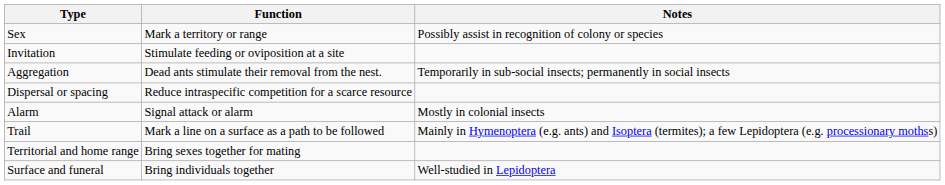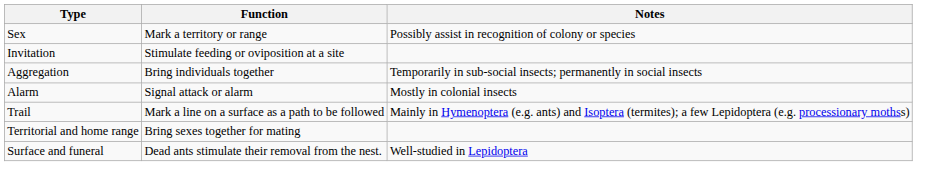(263, 72) Dead ants stimulate their removal from the nest. -> (209, 72) Bring individuals together
- row: (58, 92)
(209, 170) Bring individuals together -> (263, 151) Dead ants stimulate their removal from the nest.
